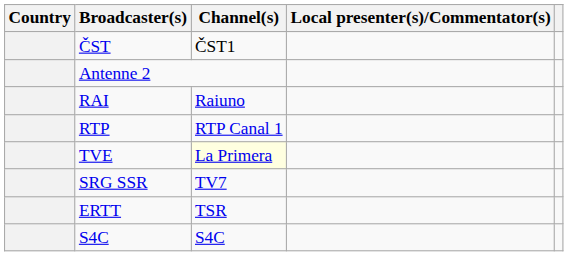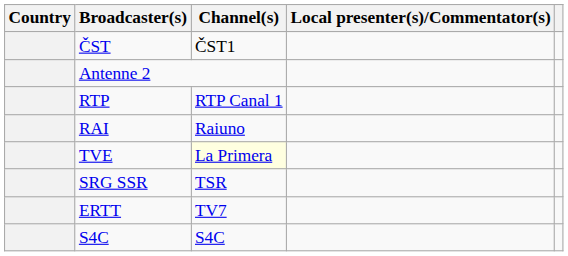rows swapped: (94, 100) <-> (94, 127)
(211, 182) TV7 -> (211, 182) TSR
(211, 210) TSR -> (211, 210) TV7
